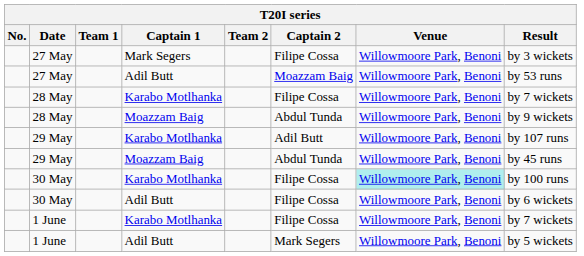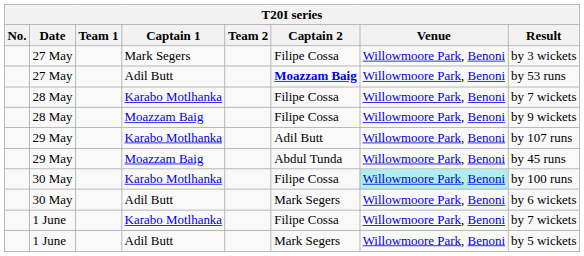(314, 76) normal -> (315, 76) bold
(308, 117) Abdul Tunda -> (306, 117) Filipe Cossa
(306, 199) Filipe Cossa -> (307, 199) Mark Segers
